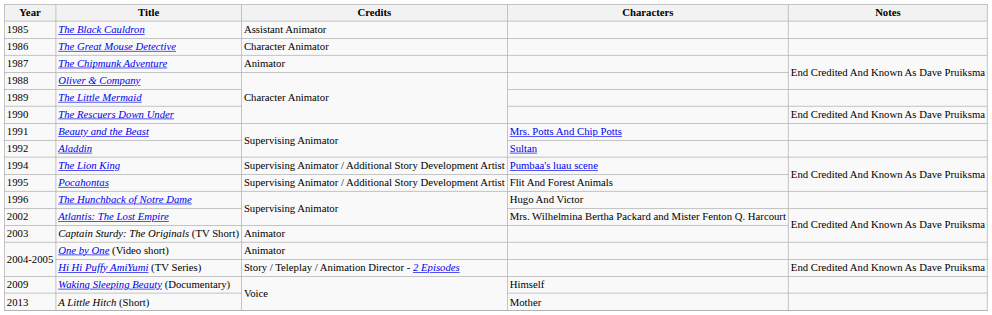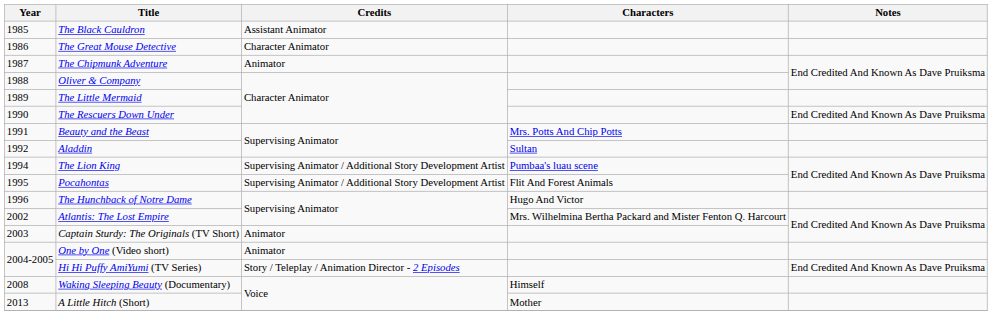(18, 285) 2009 -> (18, 285) 2008
